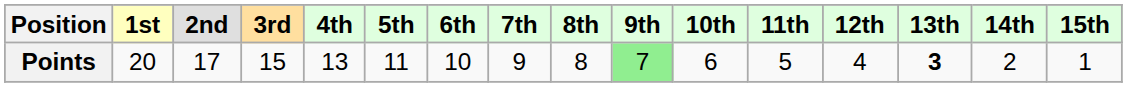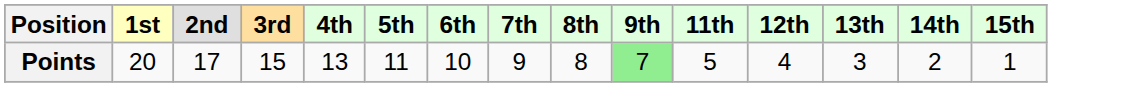- column: (711, 24)
(935, 62) bold -> (860, 62) normal
